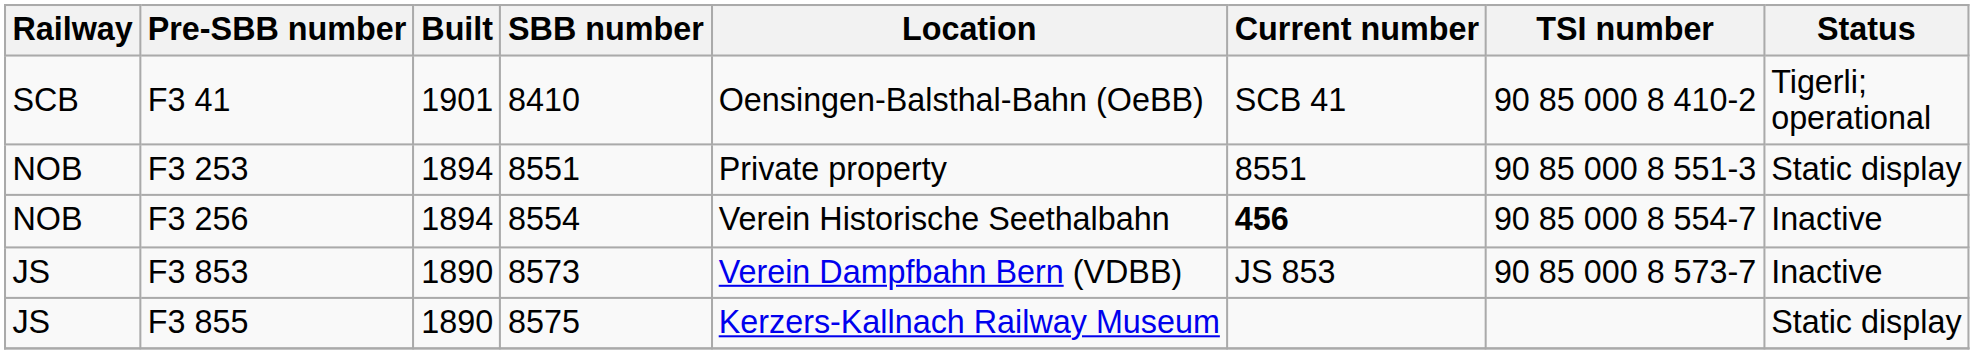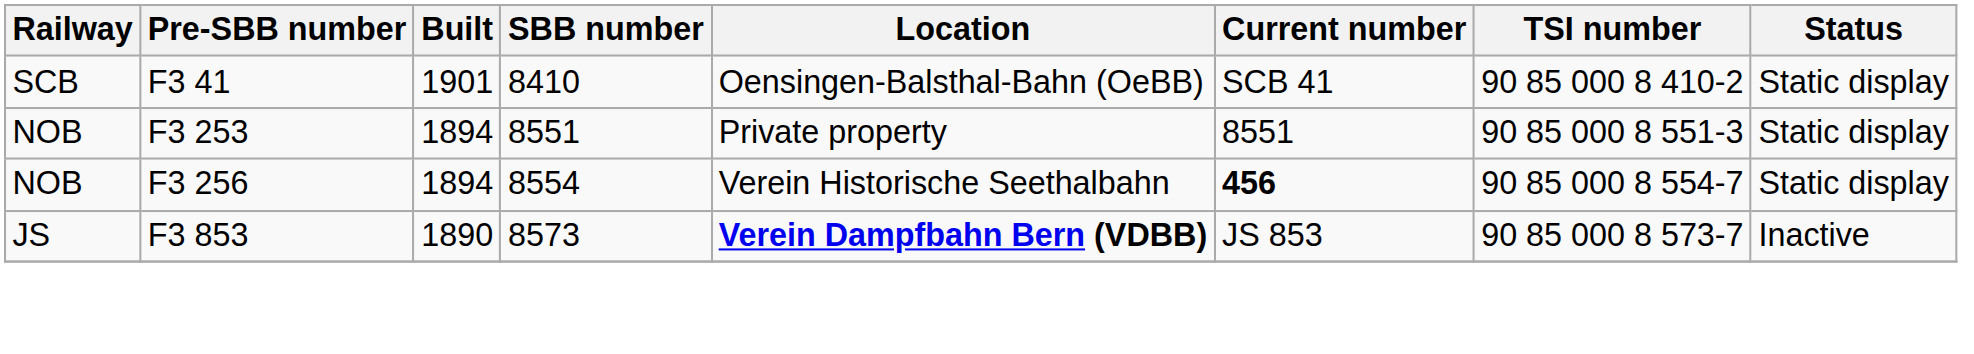(1851, 99) Tigerli; operational -> (1854, 81) Static display
(1827, 220) Inactive -> (1854, 183) Static display
(950, 271) normal -> (963, 235) bold
- row: (198, 322)
